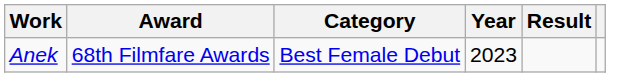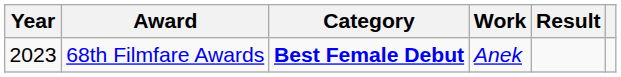columns swapped: (493, 21) <-> (36, 21)
(370, 54) normal -> (369, 54) bold
